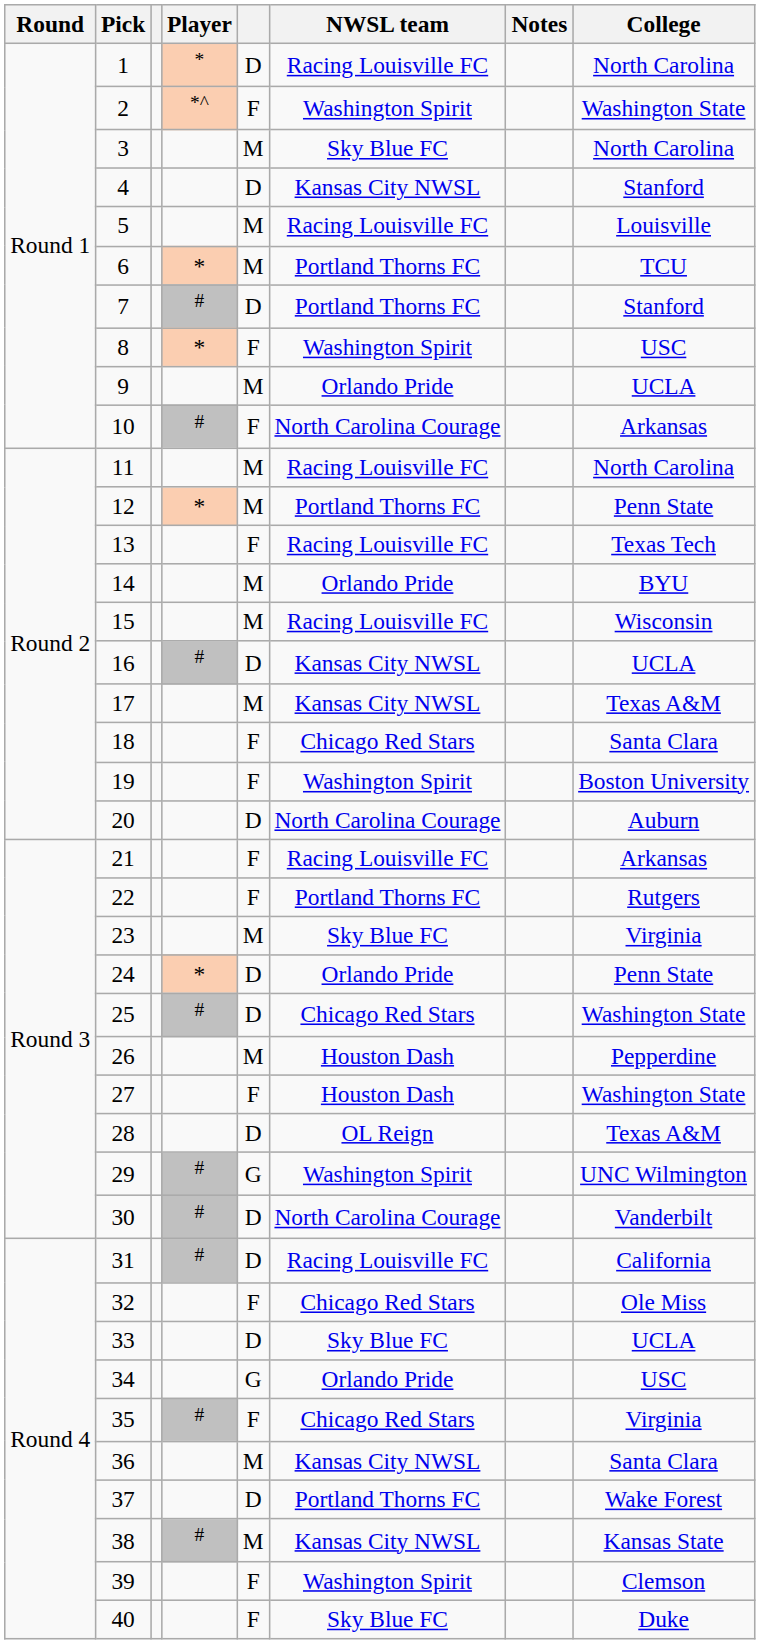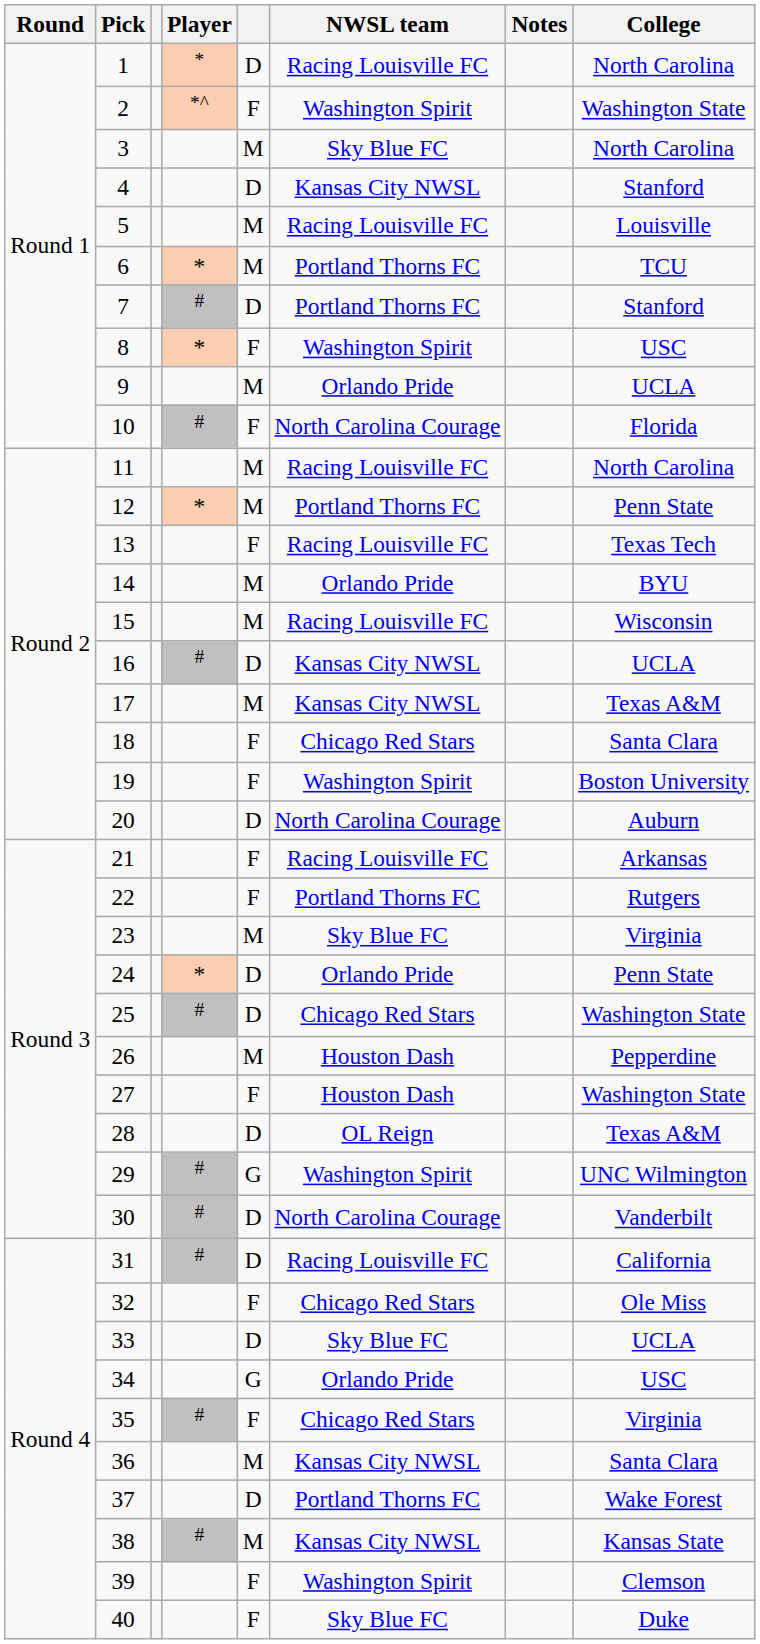(664, 426) Arkansas -> (664, 426) Florida
